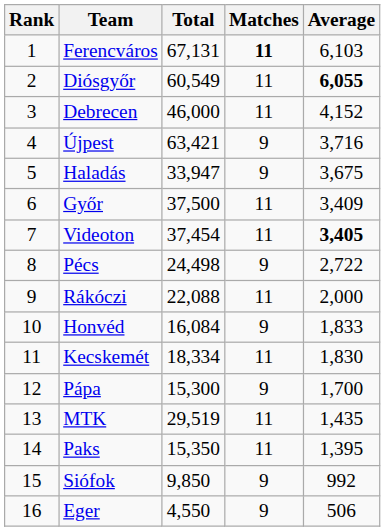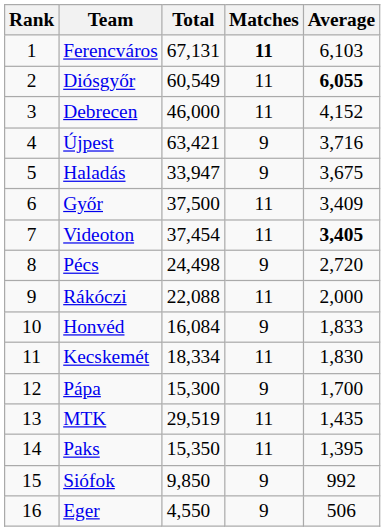(341, 265) 2,722 -> (341, 265) 2,720
